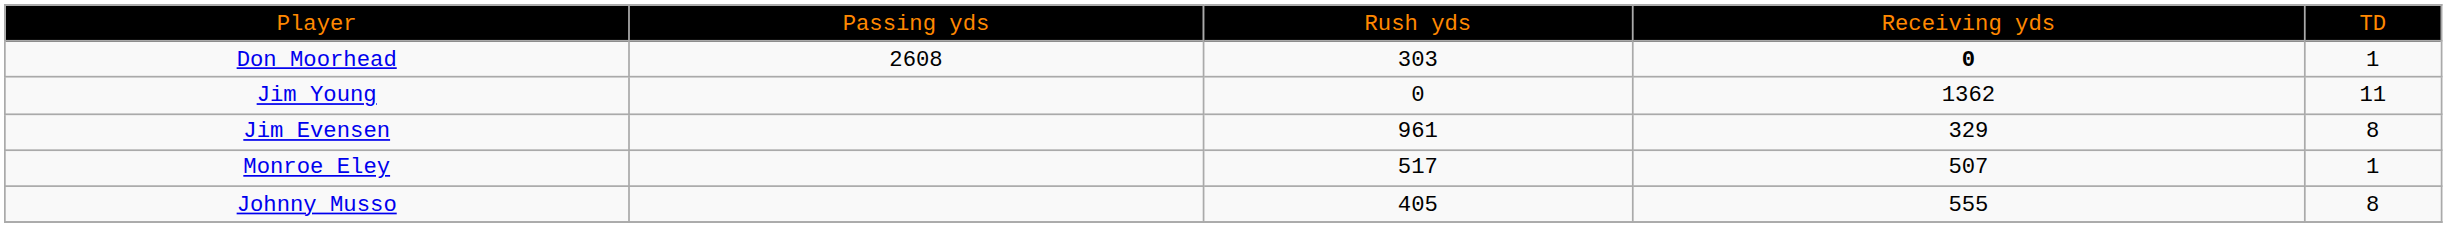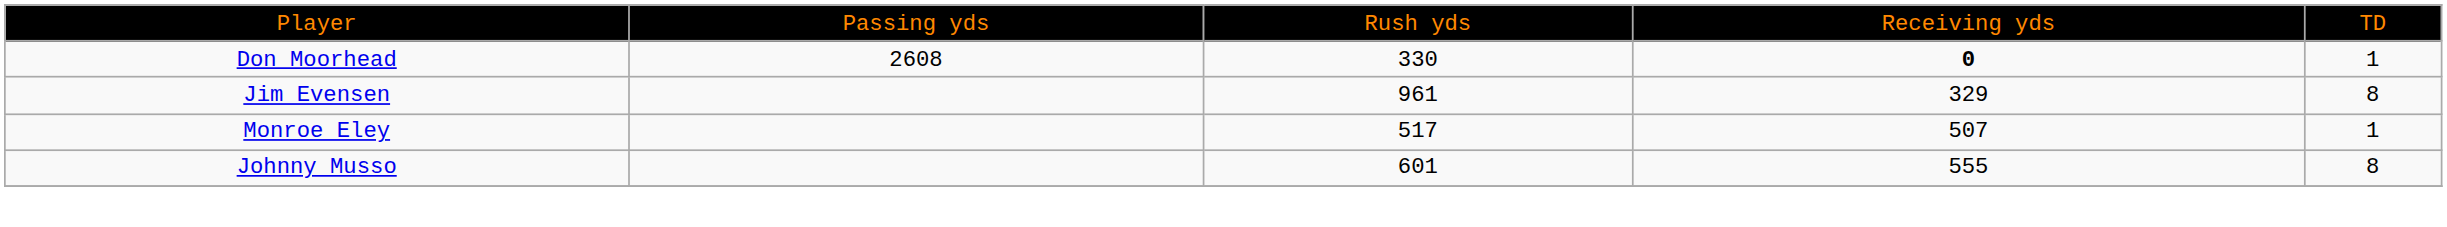(1418, 59) 303 -> (1418, 59) 330
- row: (317, 95)
(1418, 204) 405 -> (1418, 168) 601
